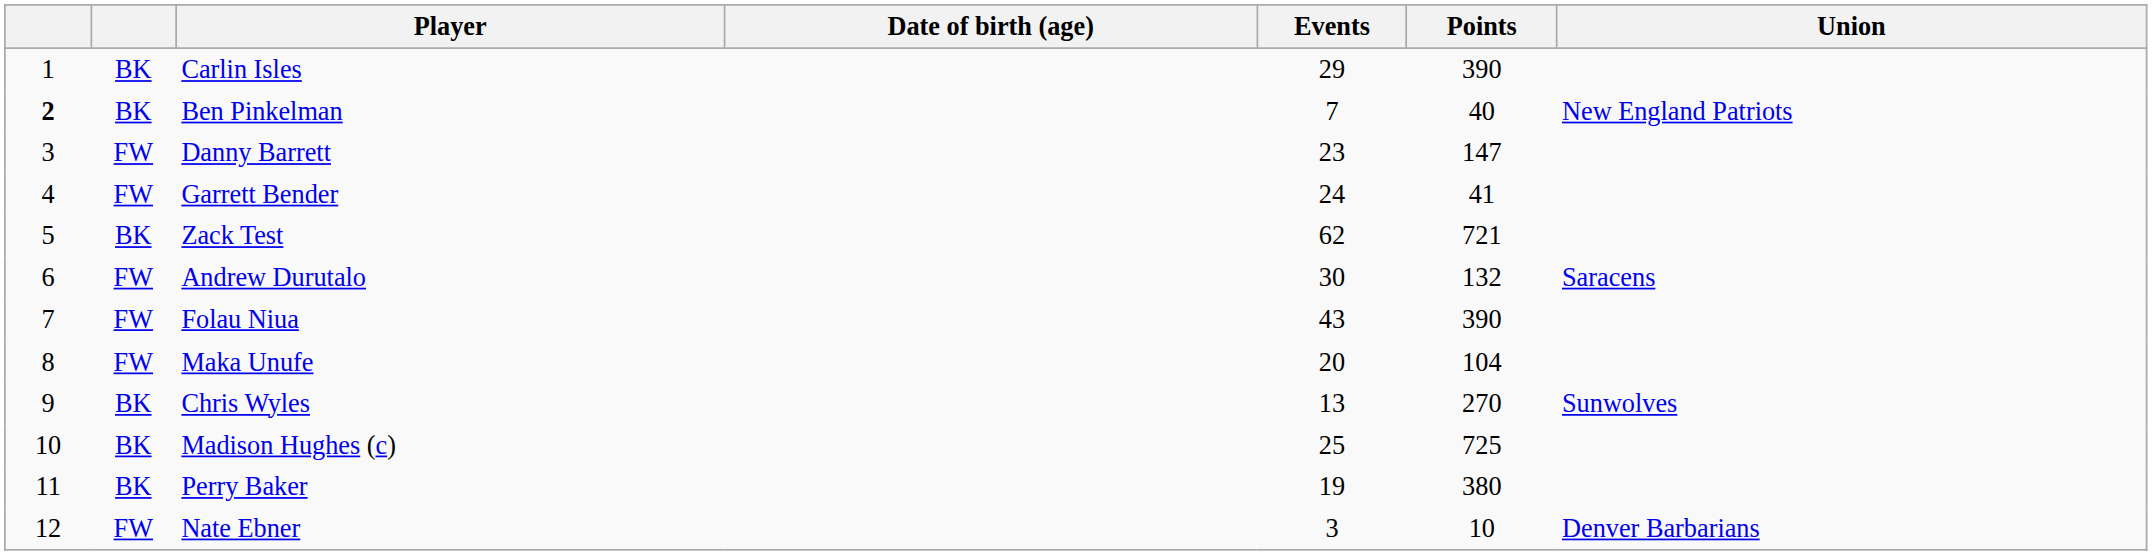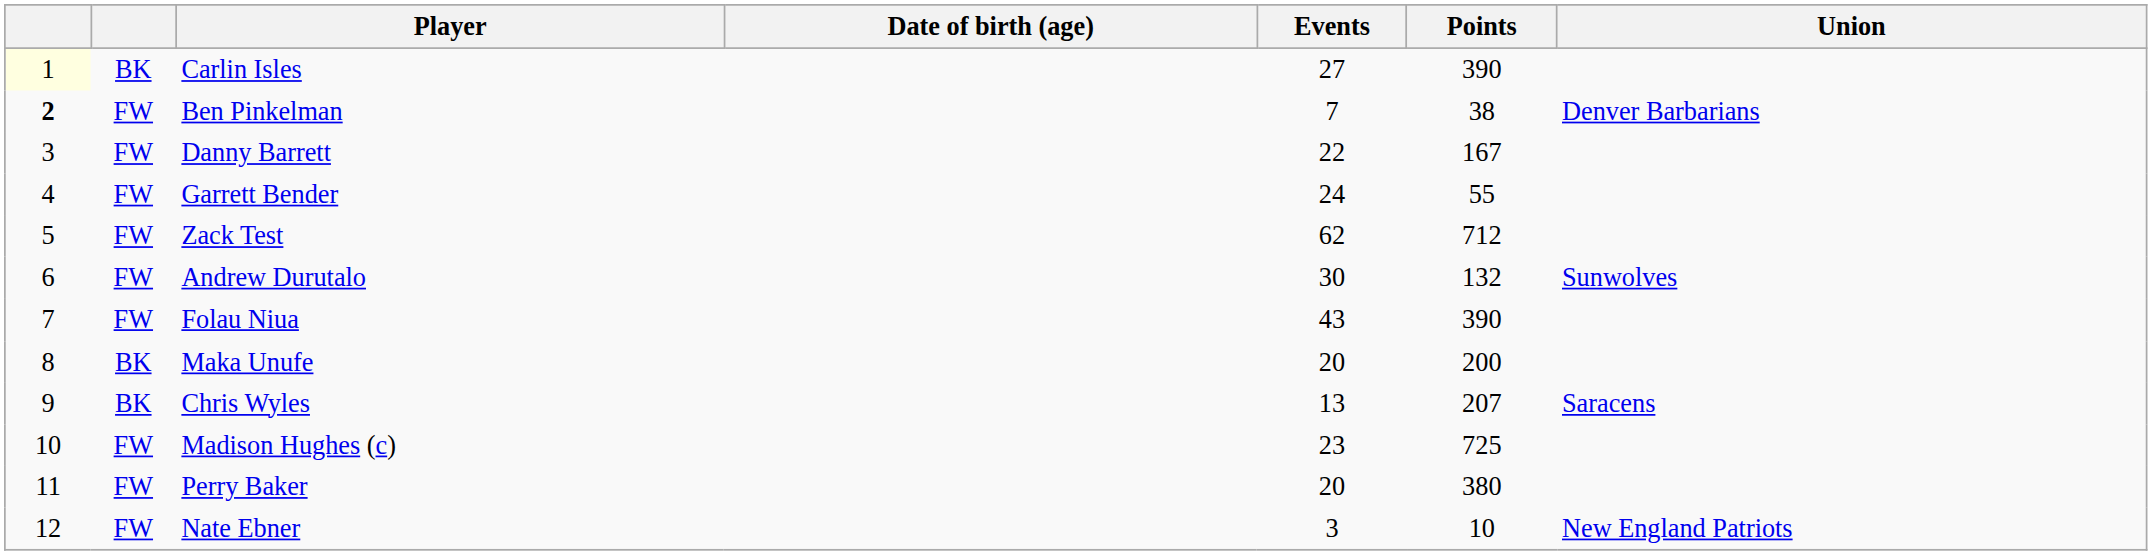(48, 69) no background -> (48, 69) lightyellow background
(1332, 69) 29 -> (1332, 69) 27
(133, 111) BK -> (133, 111) FW
(1482, 111) 40 -> (1482, 111) 38
(1677, 111) New England Patriots -> (1661, 111) Denver Barbarians
(1332, 152) 23 -> (1332, 152) 22
(1482, 152) 147 -> (1482, 152) 167
(1482, 194) 41 -> (1482, 194) 55
(133, 236) BK -> (133, 236) FW
(1482, 236) 721 -> (1482, 236) 712
(1609, 277) Saracens -> (1620, 277) Sunwolves
(133, 361) FW -> (133, 361) BK
(1482, 361) 104 -> (1482, 361) 200
(1482, 402) 270 -> (1482, 402) 207
(1620, 402) Sunwolves -> (1609, 402) Saracens
(133, 444) BK -> (133, 444) FW
(1332, 444) 25 -> (1332, 444) 23
(133, 486) BK -> (133, 486) FW
(1332, 486) 19 -> (1332, 486) 20
(1661, 527) Denver Barbarians -> (1677, 527) New England Patriots
